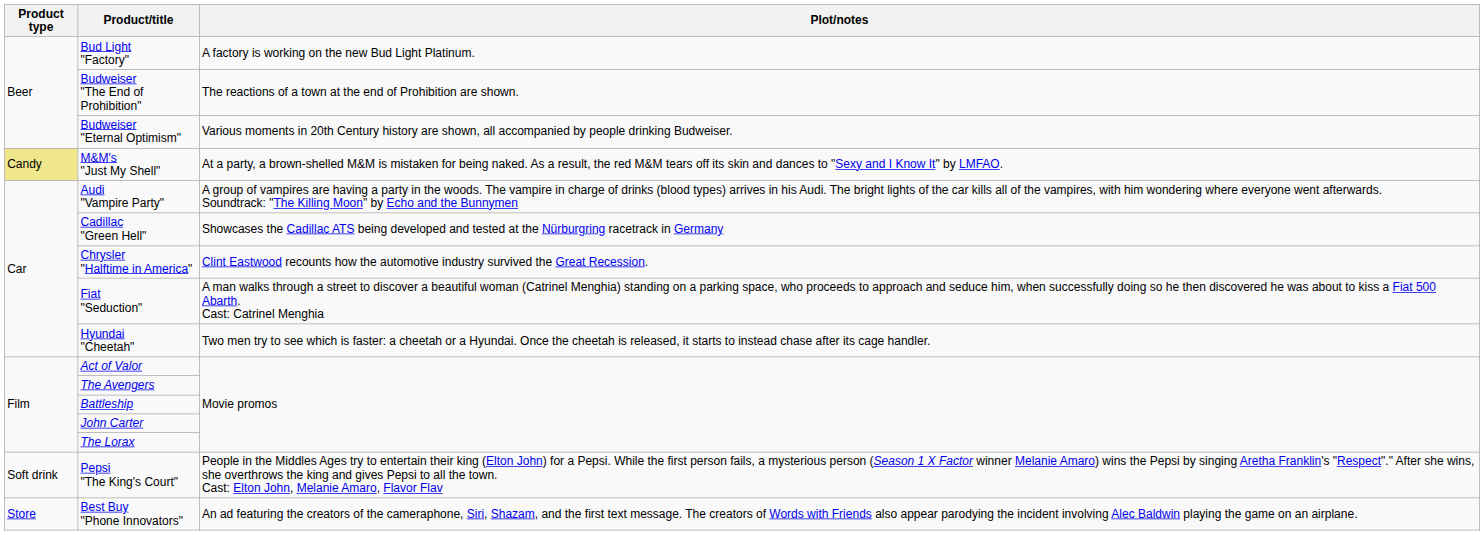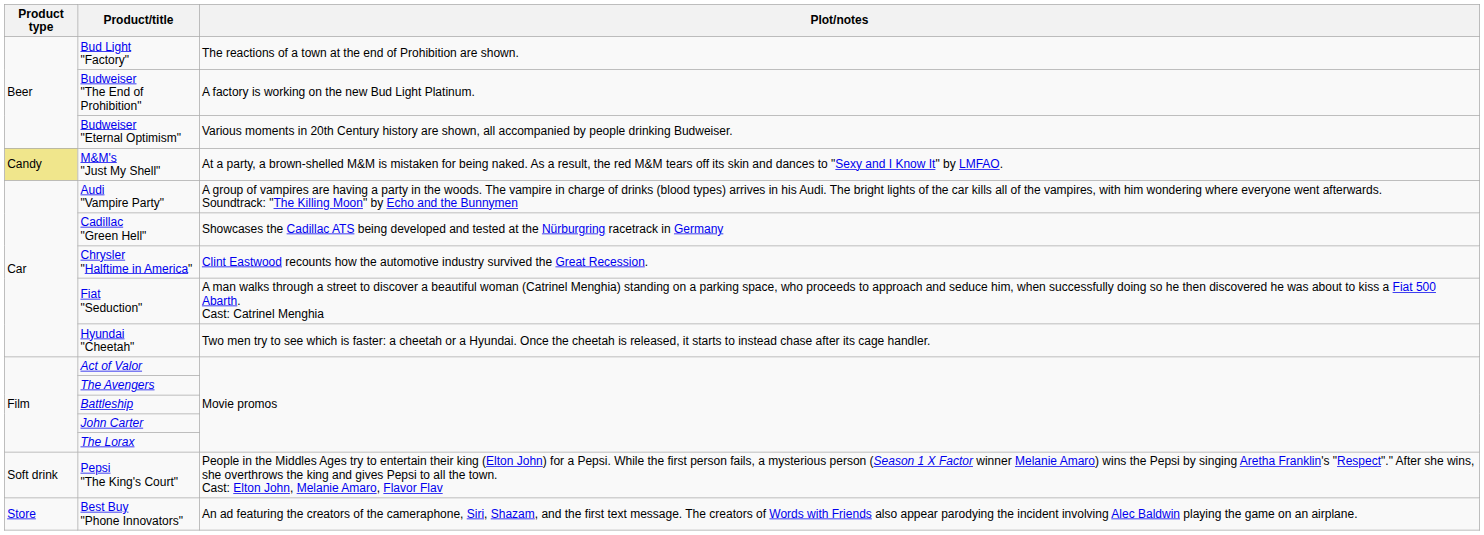(338, 53) A factory is working on the new Bud Light Platinum. -> (360, 53) The reactions of a town at the end of Prohibition are shown.
(360, 92) The reactions of a town at the end of Prohibition are shown. -> (338, 92) A factory is working on the new Bud Light Platinum.
